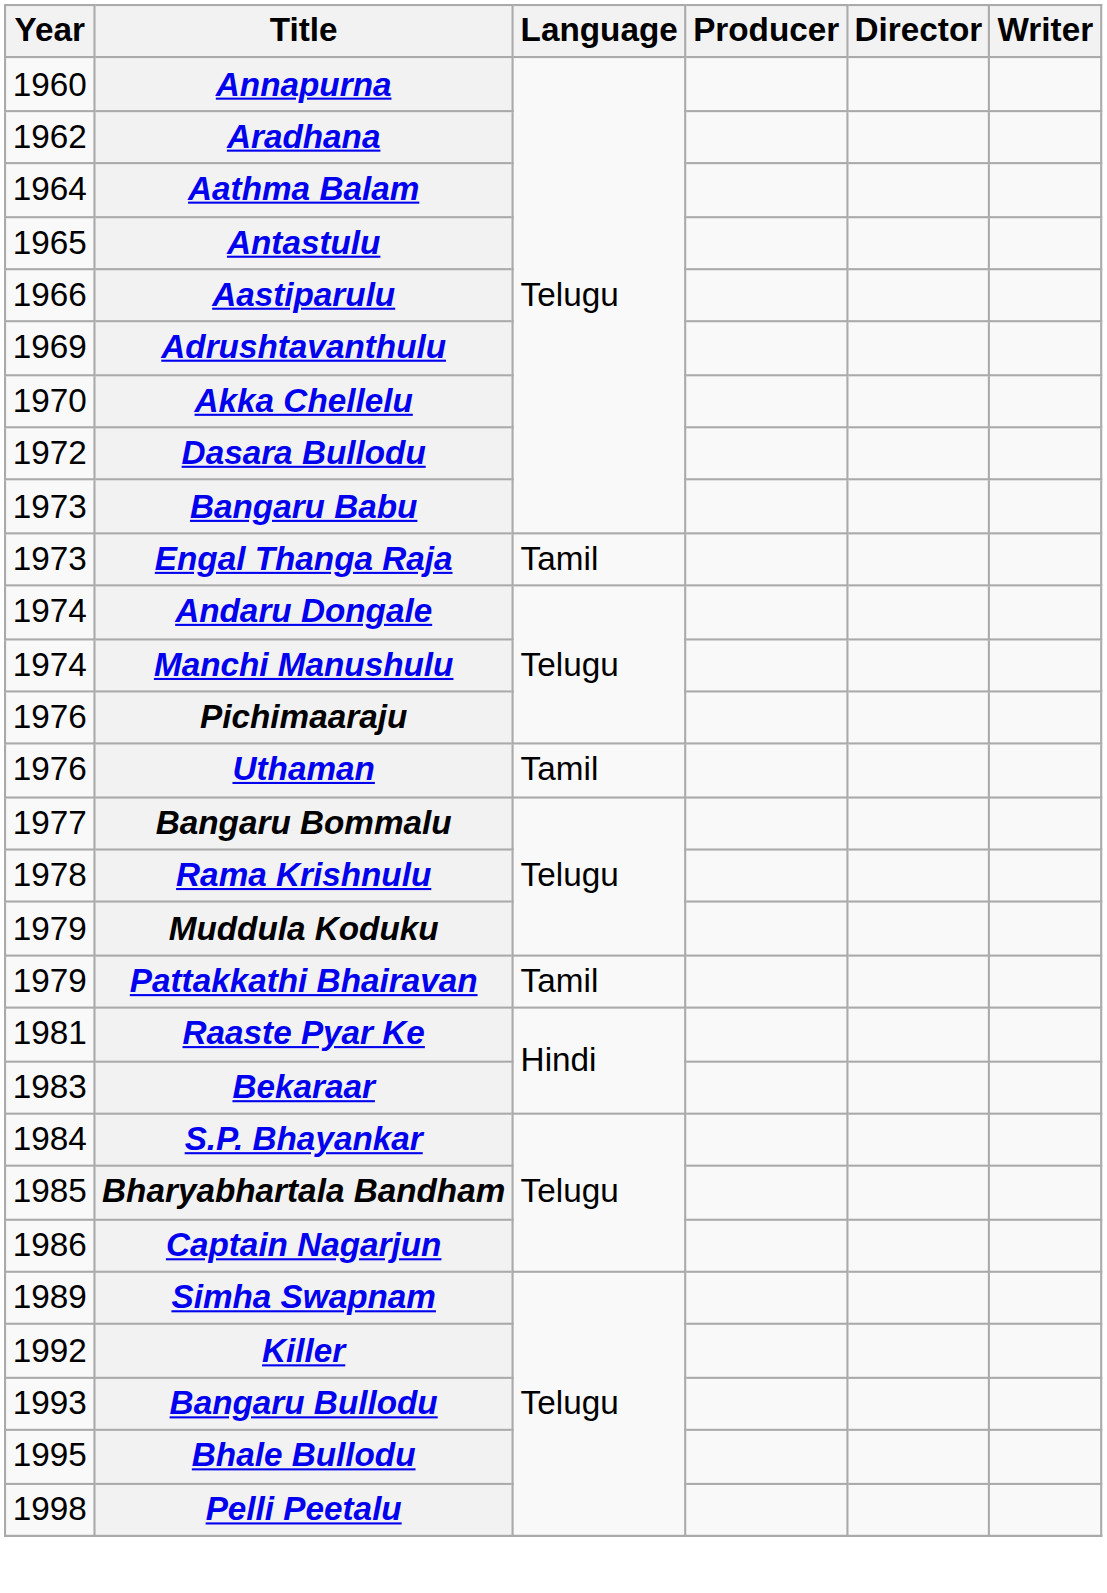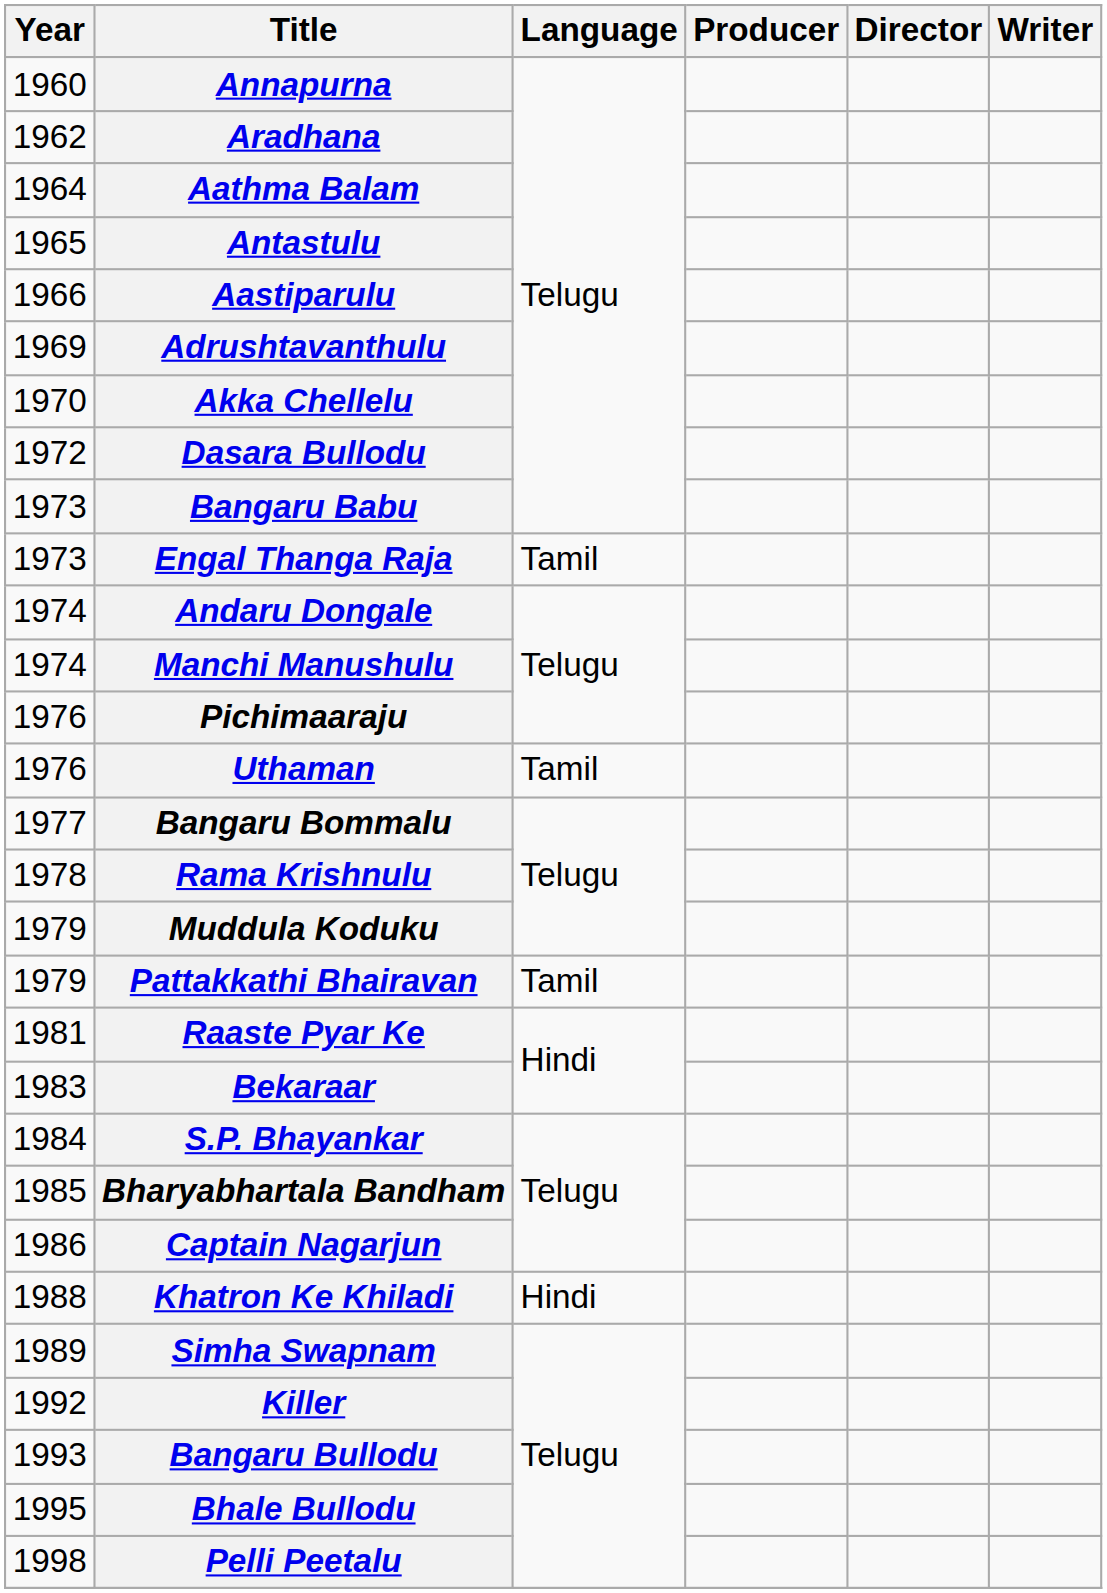+ row: (304, 1297)
